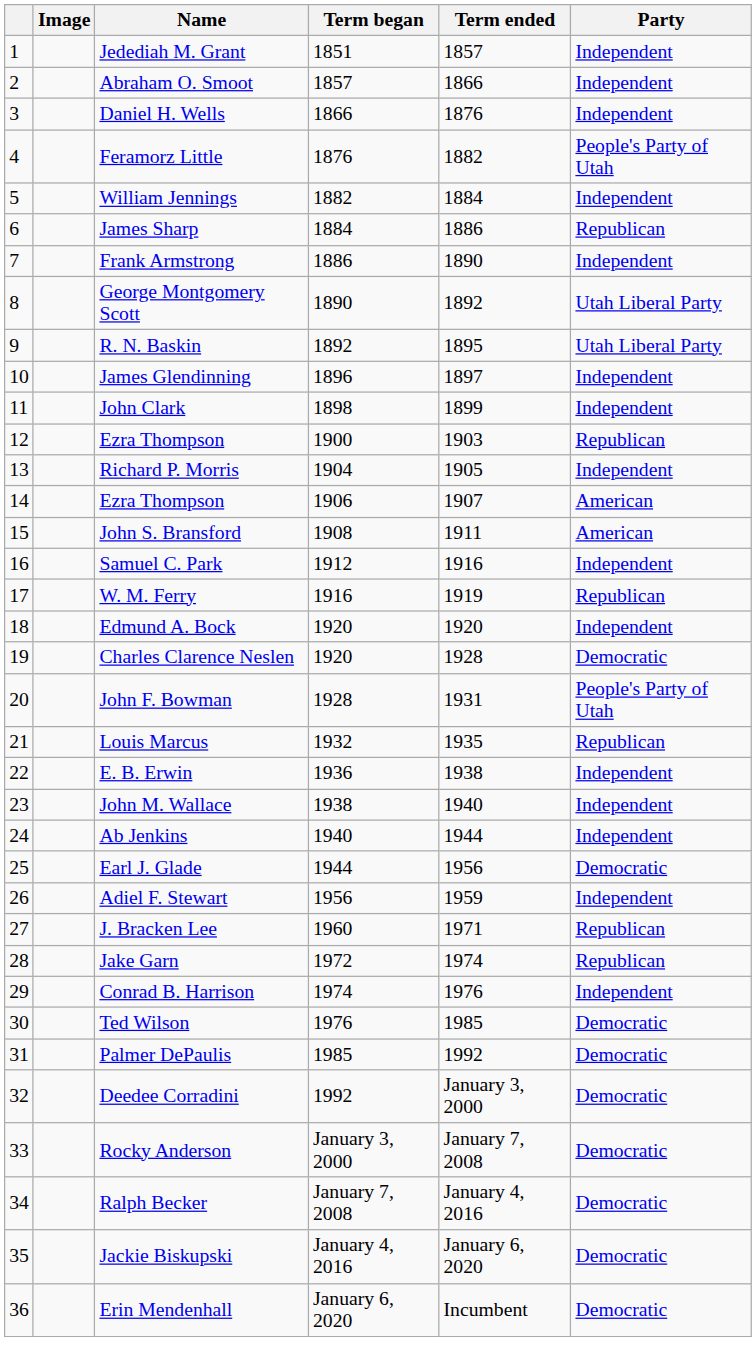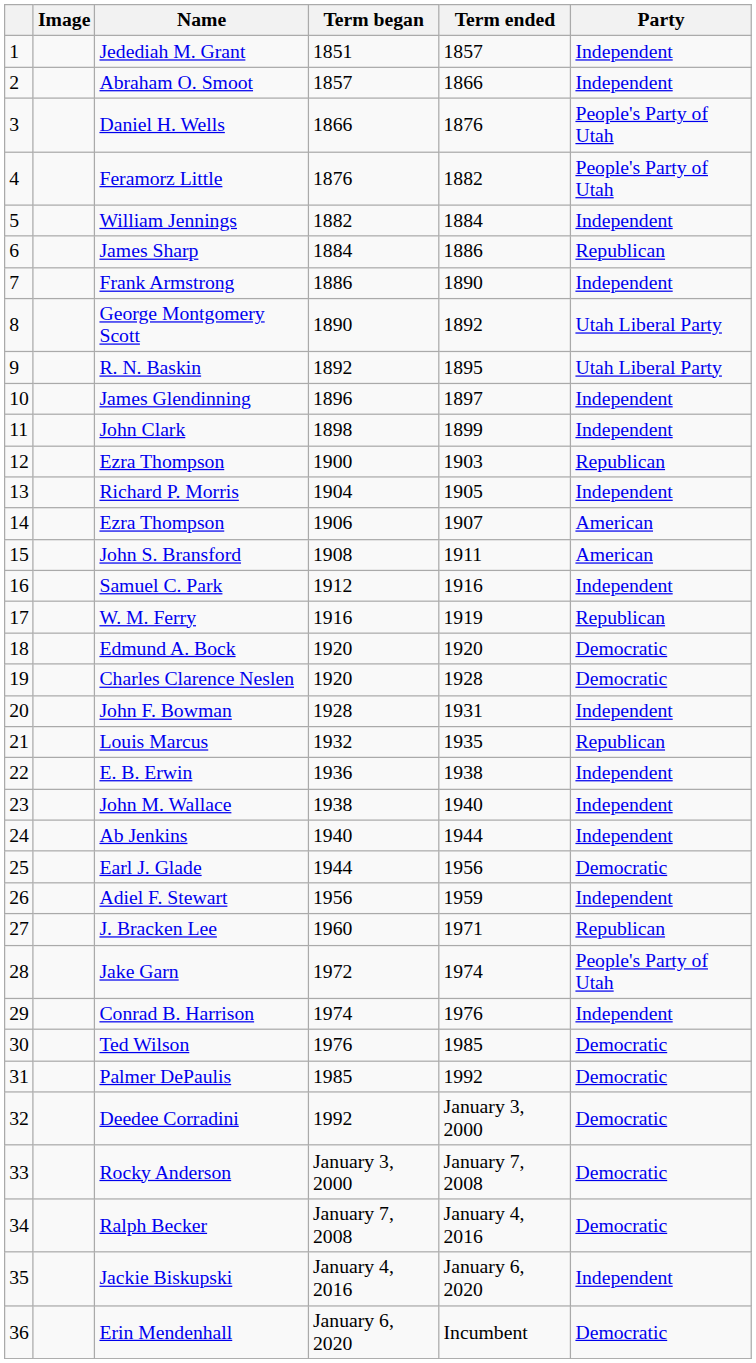(624, 113) Independent -> (642, 124) People's Party of Utah
(624, 626) Independent -> (621, 648) Democratic
(642, 699) People's Party of Utah -> (624, 710) Independent
(620, 960) Republican -> (642, 971) People's Party of Utah
(621, 1256) Democratic -> (624, 1278) Independent
